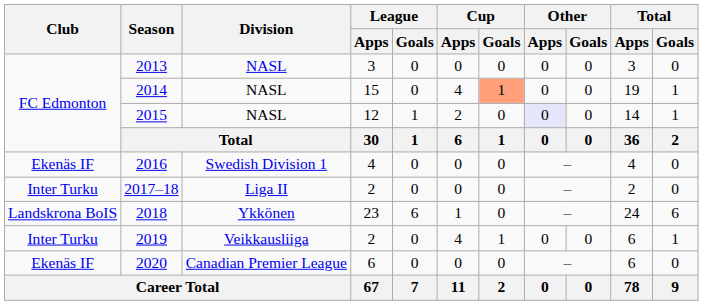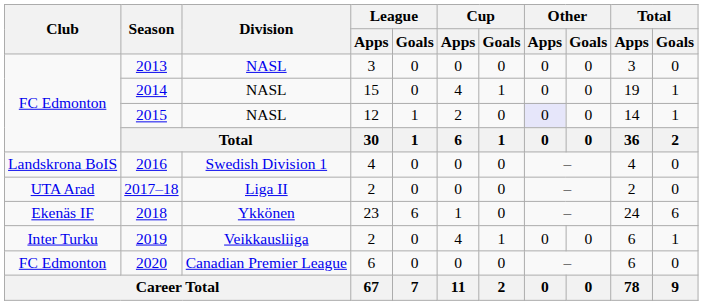(501, 90) lightsalmon background -> (501, 90) no background
(63, 164) Ekenäs IF -> (63, 164) Landskrona BoIS
(63, 189) Inter Turku -> (63, 189) UTA Arad
(63, 213) Landskrona BoIS -> (63, 213) Ekenäs IF
(63, 262) Ekenäs IF -> (63, 262) FC Edmonton
